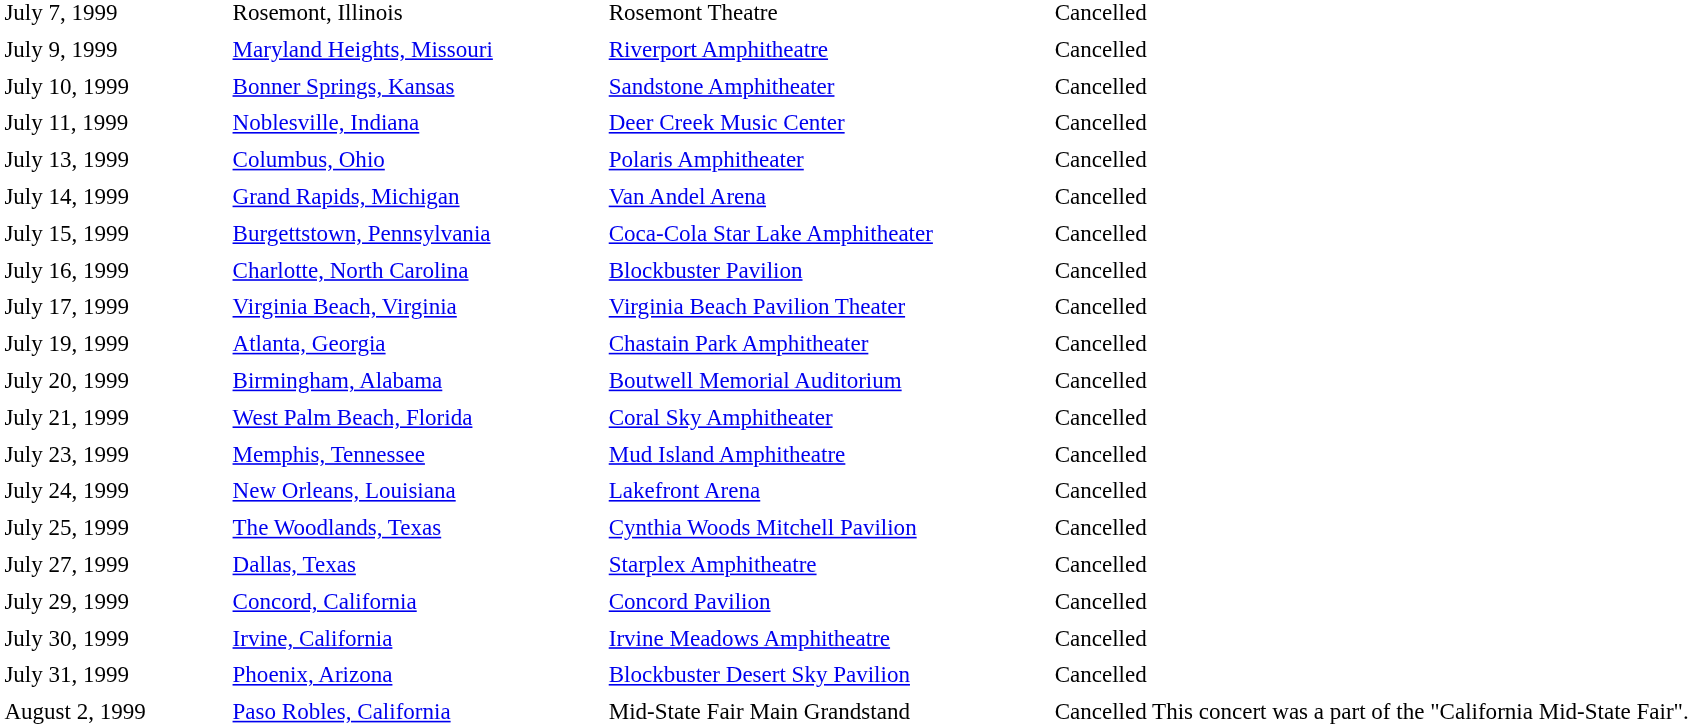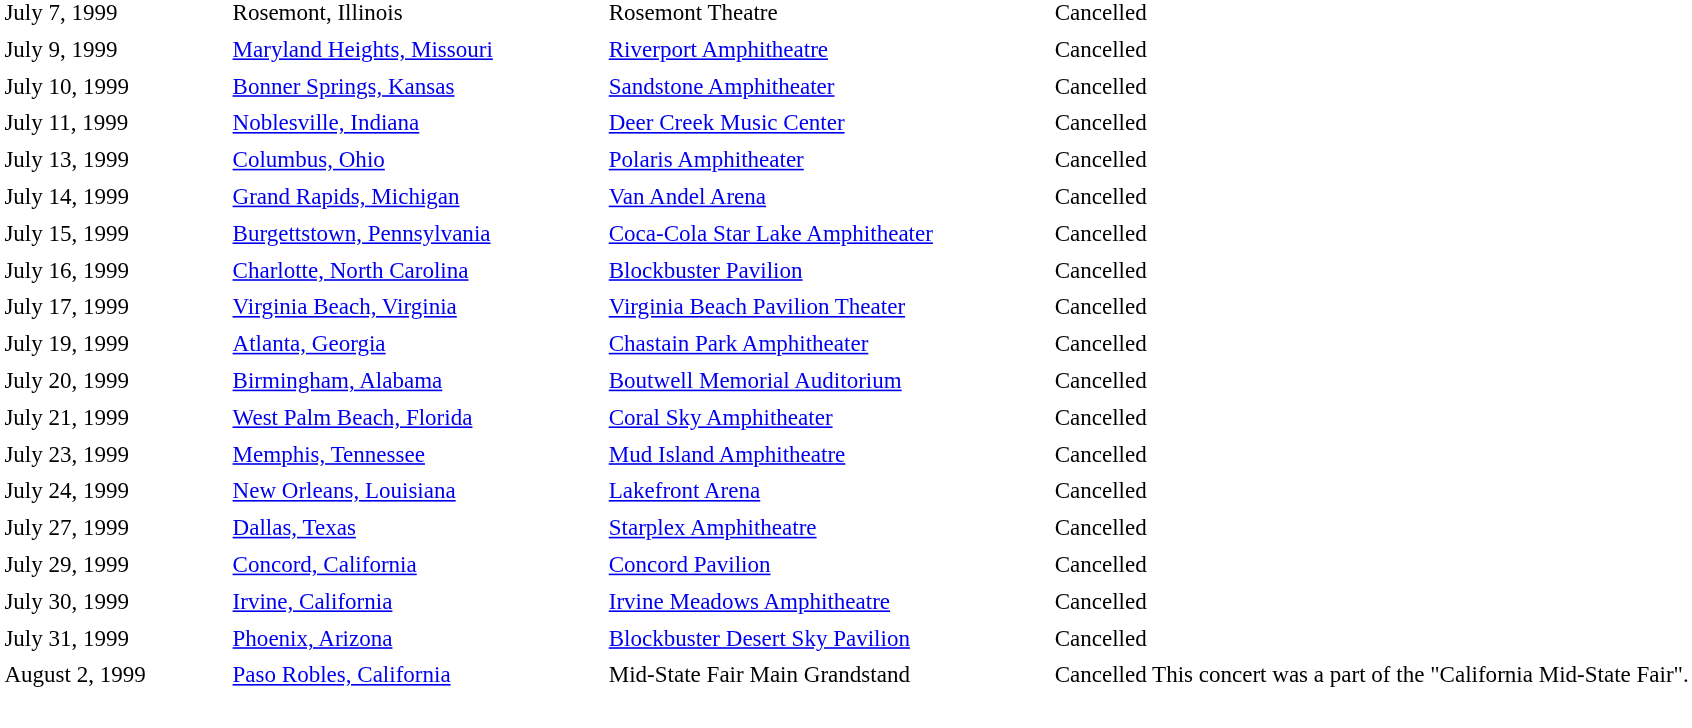- row: (67, 527)
